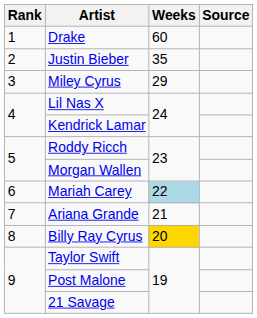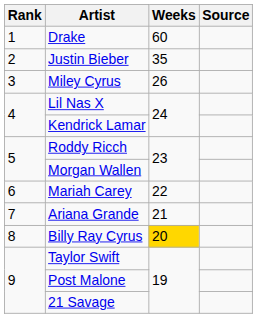(160, 81) 29 -> (160, 81) 26
(160, 192) lightblue background -> (160, 192) no background
